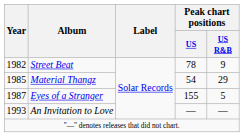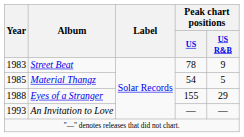(16, 65) 1982 -> (16, 65) 1983
(223, 80) 29 -> (223, 80) 5
(16, 96) 1987 -> (16, 96) 1988
(223, 96) 5 -> (223, 96) 29
